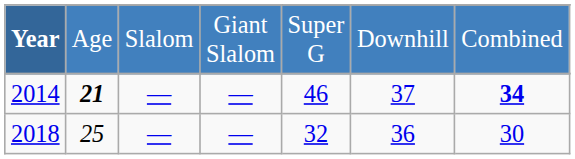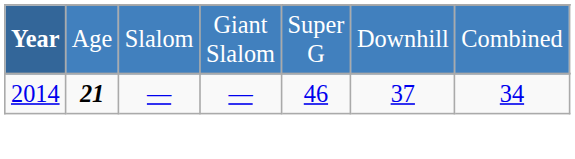(512, 93) bold -> (512, 93) normal
- row: (35, 133)
